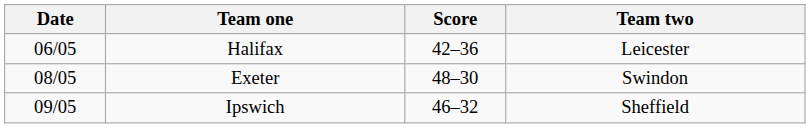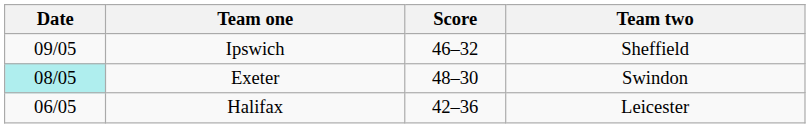rows swapped: (255, 107) <-> (255, 48)
(55, 78) no background -> (55, 78) paleturquoise background
